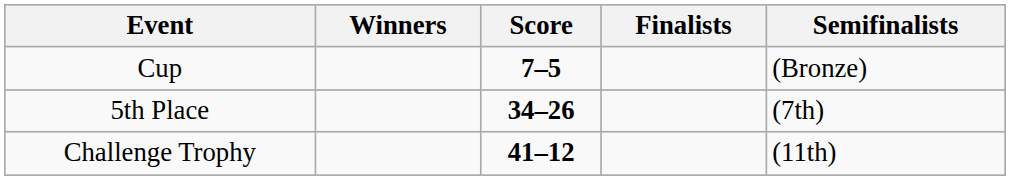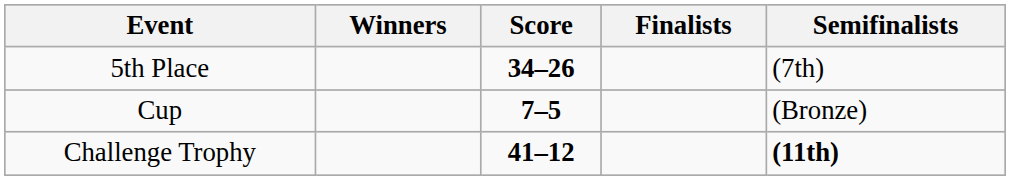rows swapped: (160, 68) <-> (160, 110)
(804, 152) normal -> (806, 152) bold
